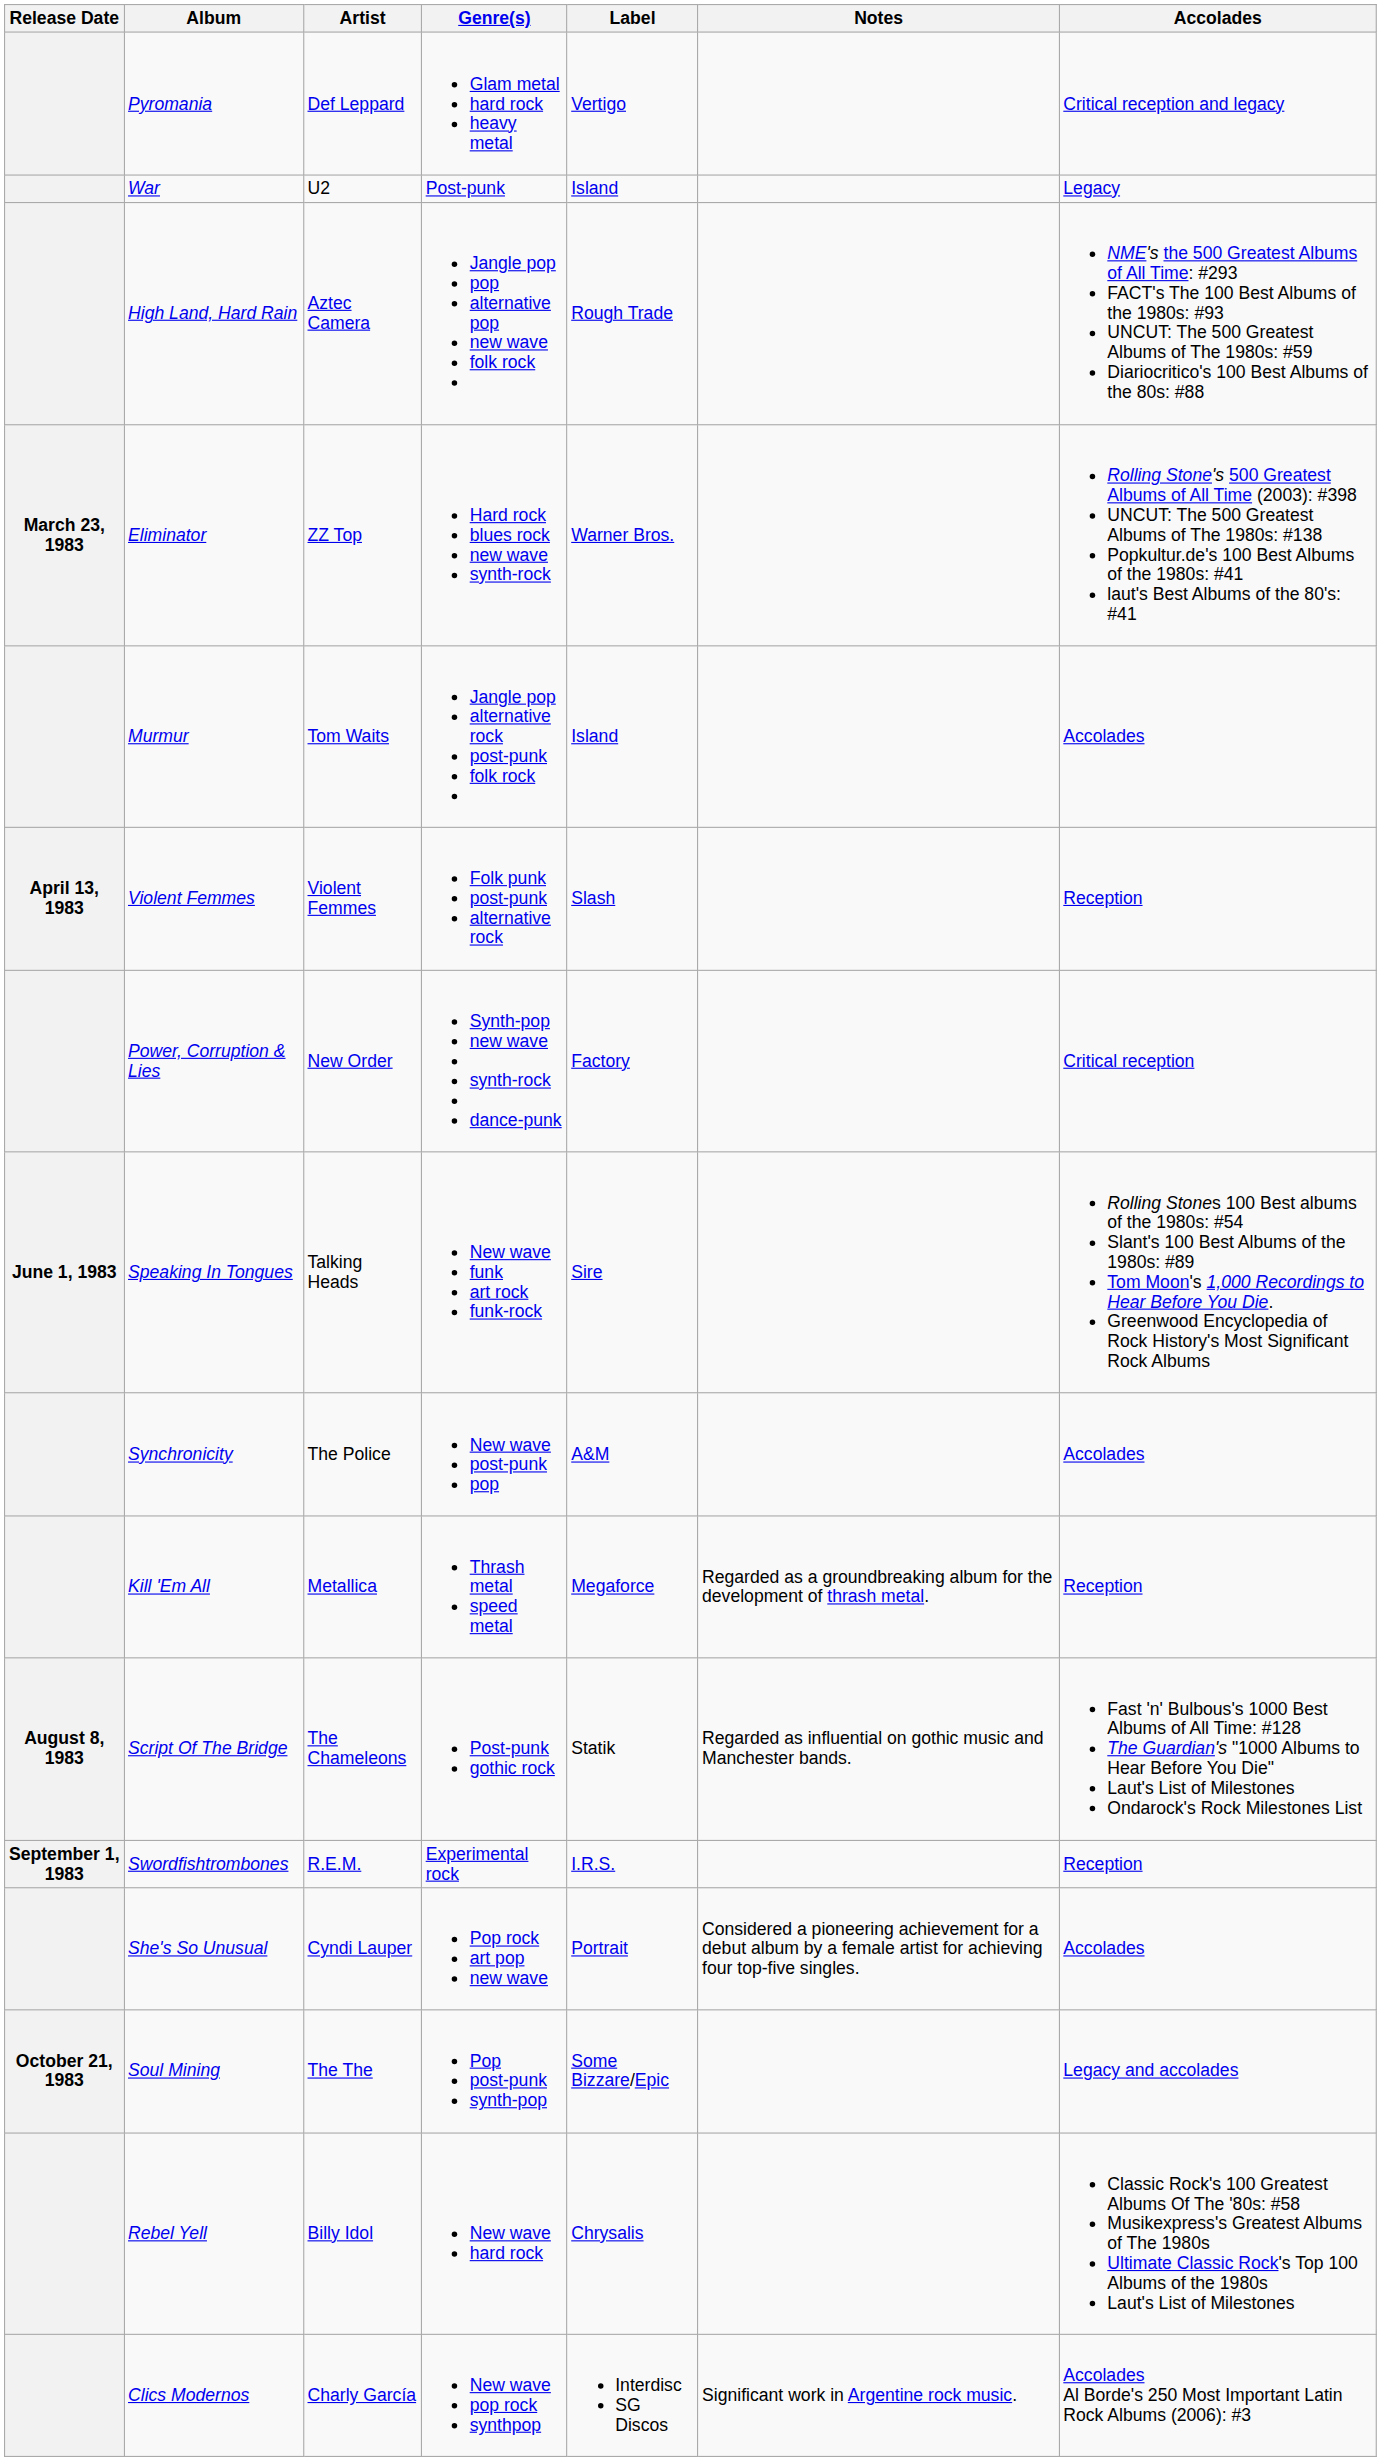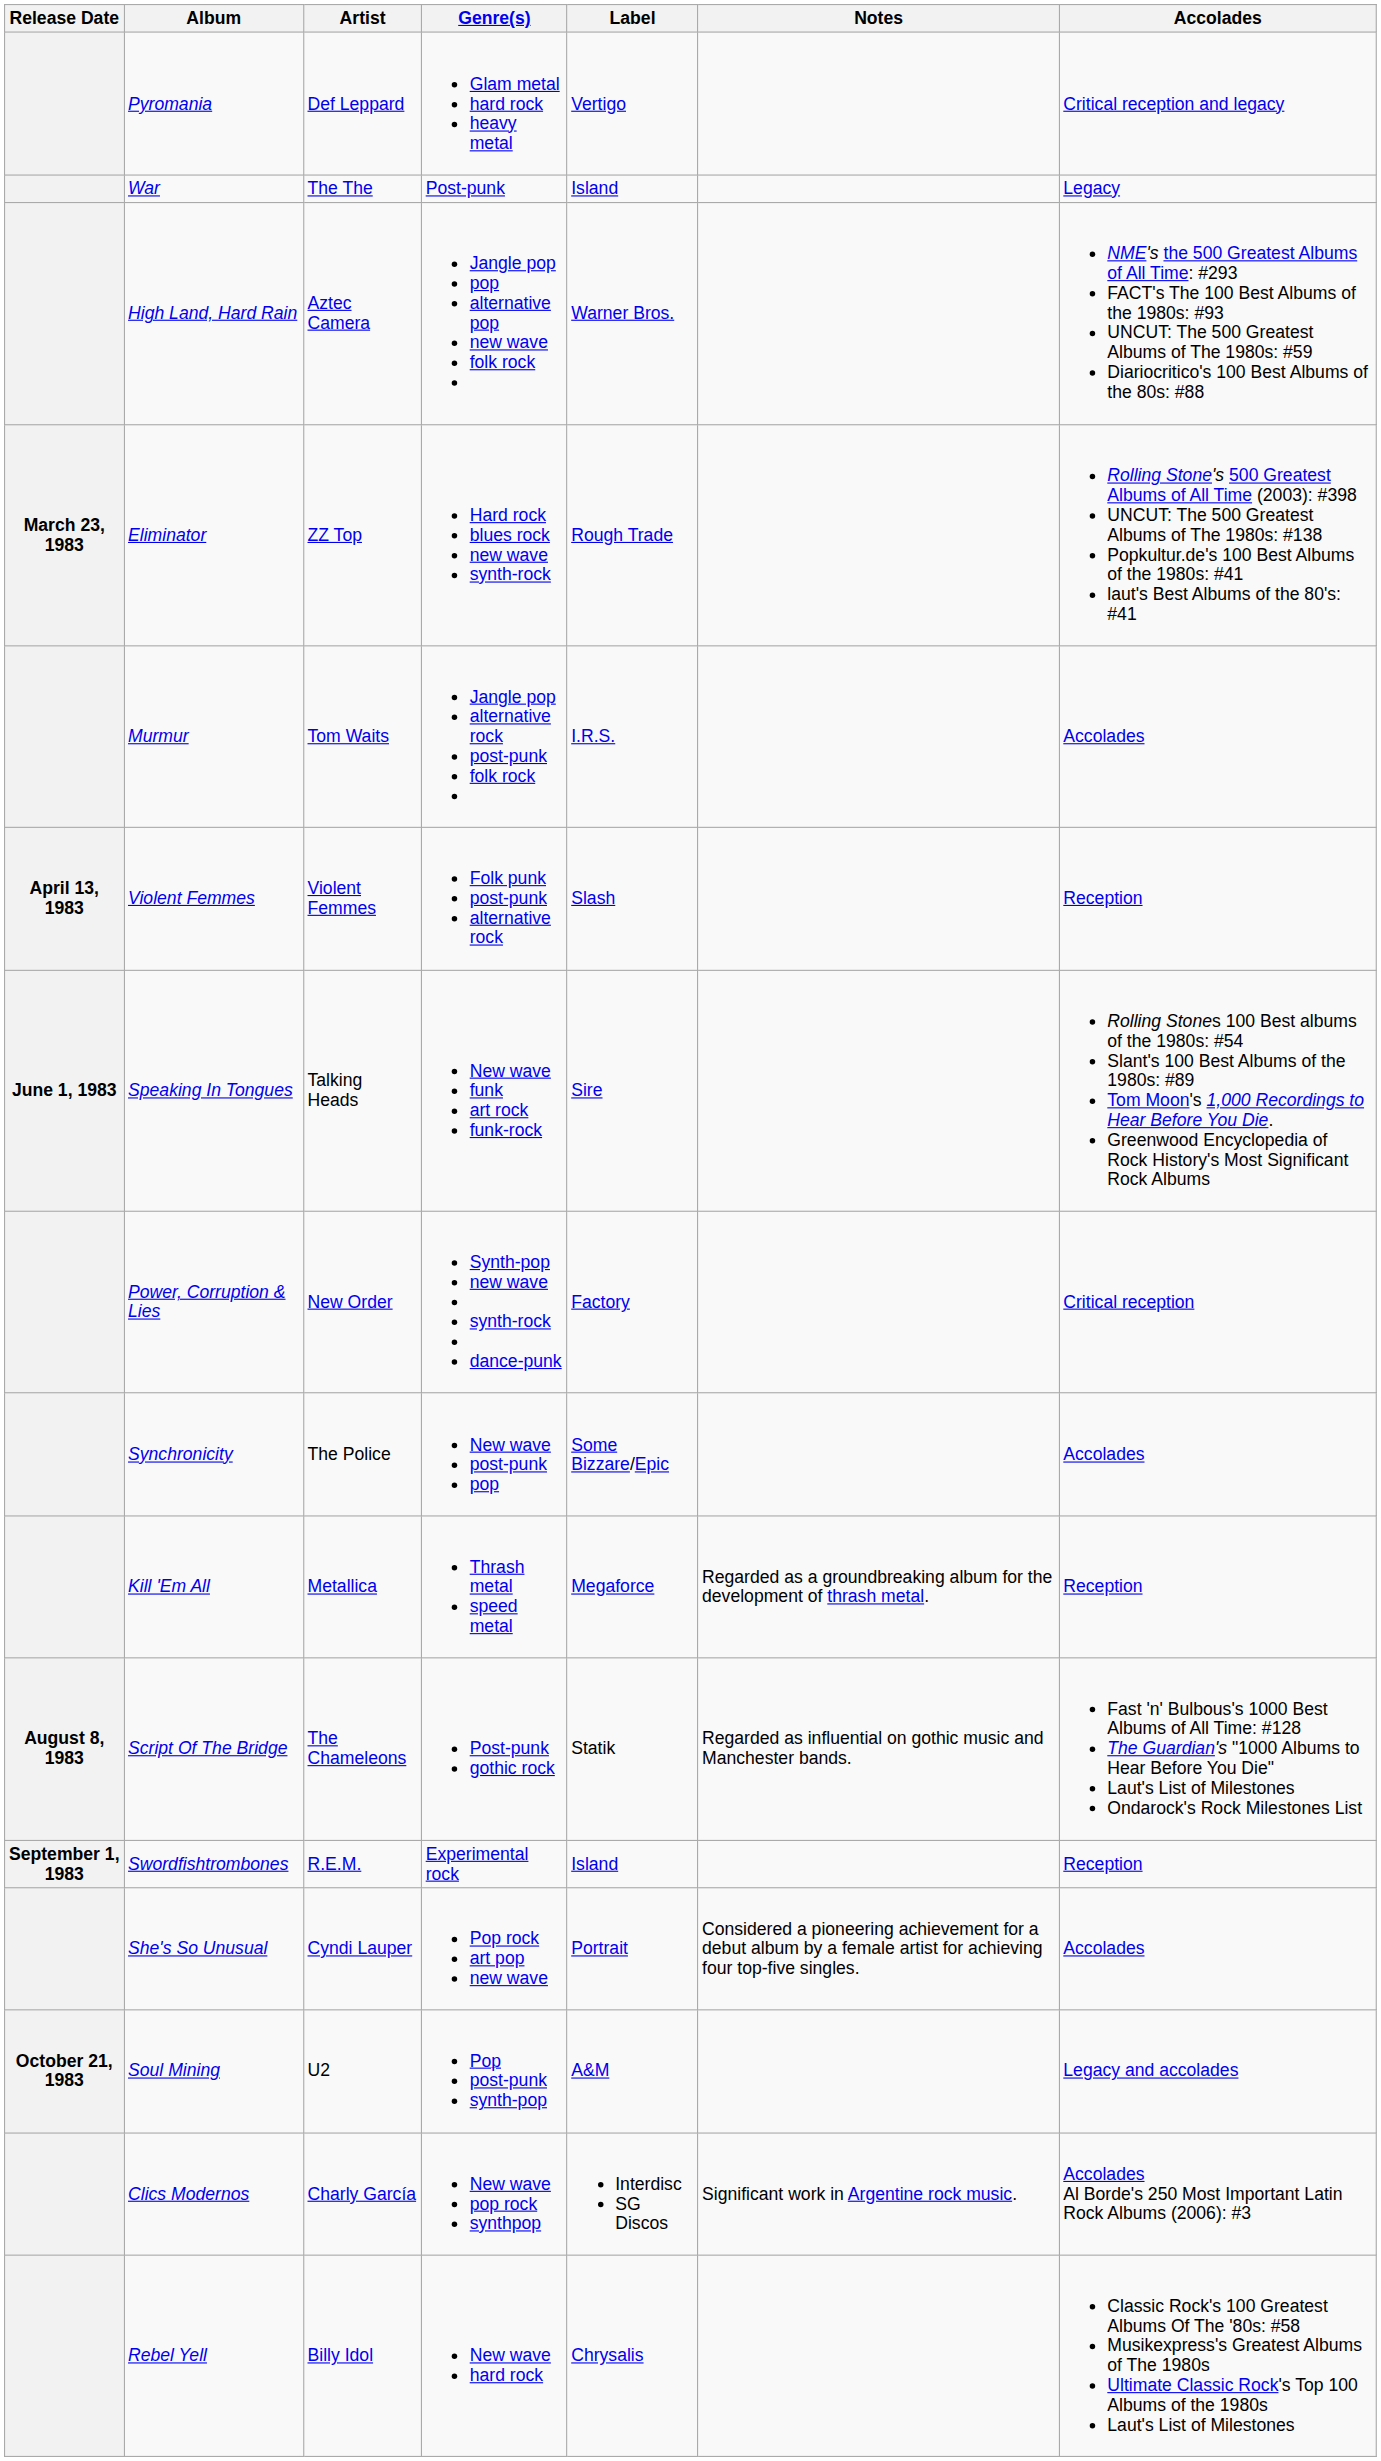(319, 188) U2 -> (340, 188) The The
(622, 313) Rough Trade -> (623, 313) Warner Bros.
(623, 534) Warner Bros. -> (622, 534) Rough Trade
(595, 736) Island -> (593, 736) I.R.S.
rows swapped: (207, 1060) <-> (210, 1272)
(590, 1454) A&M -> (620, 1454) Some Bizzare/Epic
(593, 1863) I.R.S. -> (595, 1863) Island
(340, 2071) The The -> (319, 2071) U2
(620, 2071) Some Bizzare/Epic -> (590, 2071) A&M
rows swapped: (189, 2395) <-> (167, 2233)
